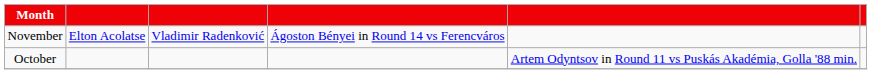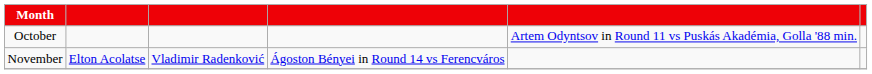rows swapped: (35, 57) <-> (35, 36)
